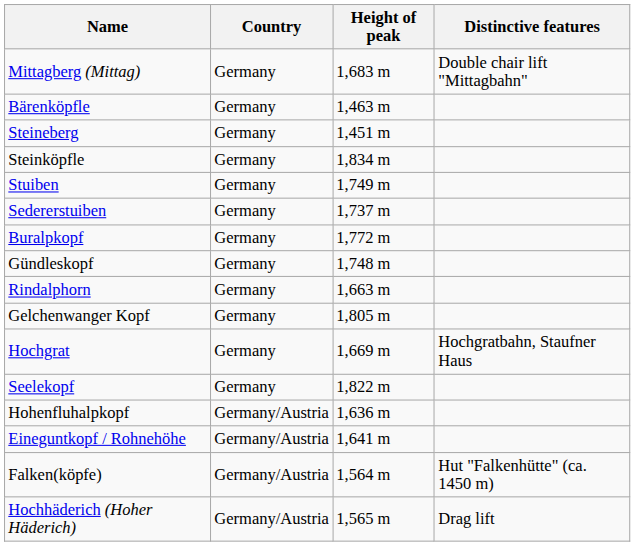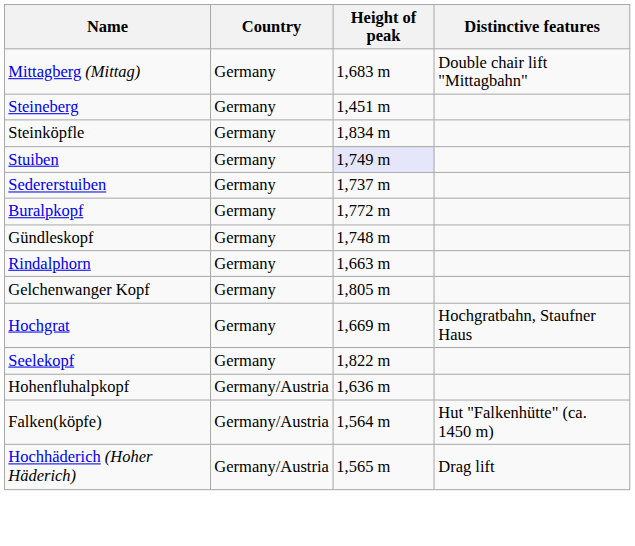- row: (49, 106)
(363, 185) no background -> (363, 159) lavender background
- row: (97, 439)
